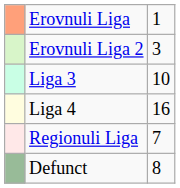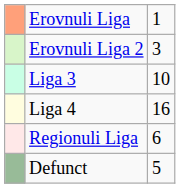(156, 138) 7 -> (156, 138) 6
(156, 168) 8 -> (156, 168) 5
